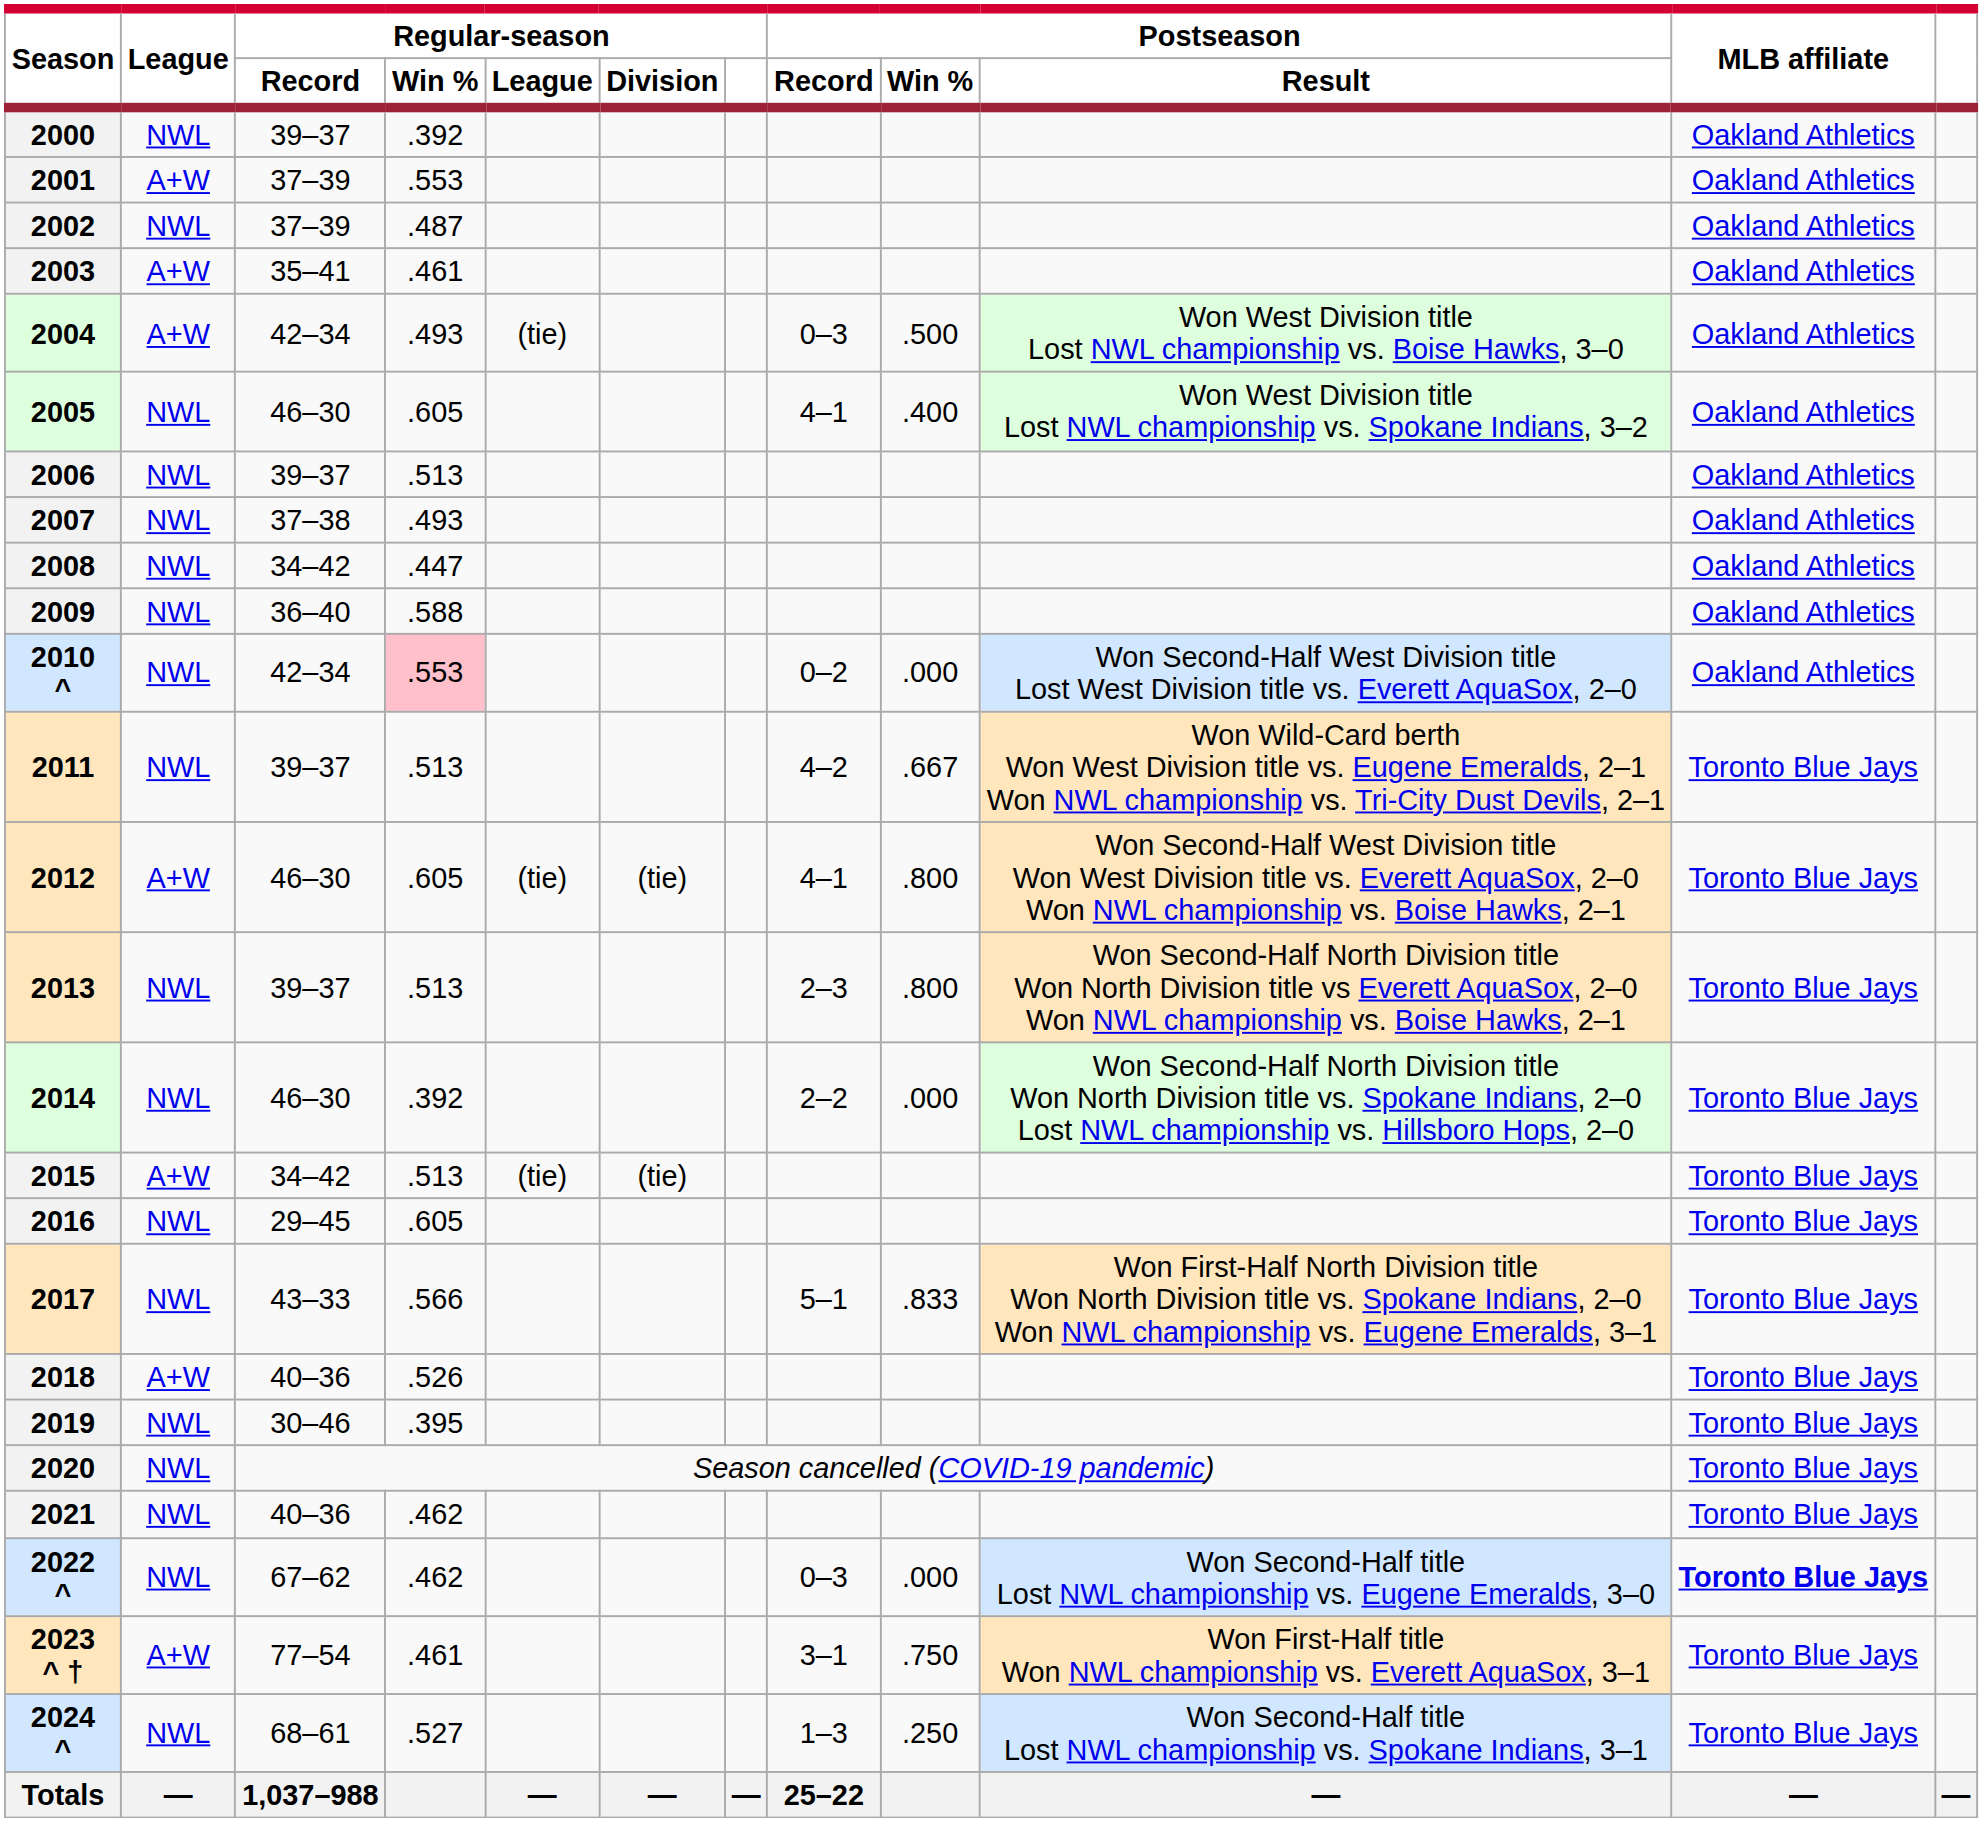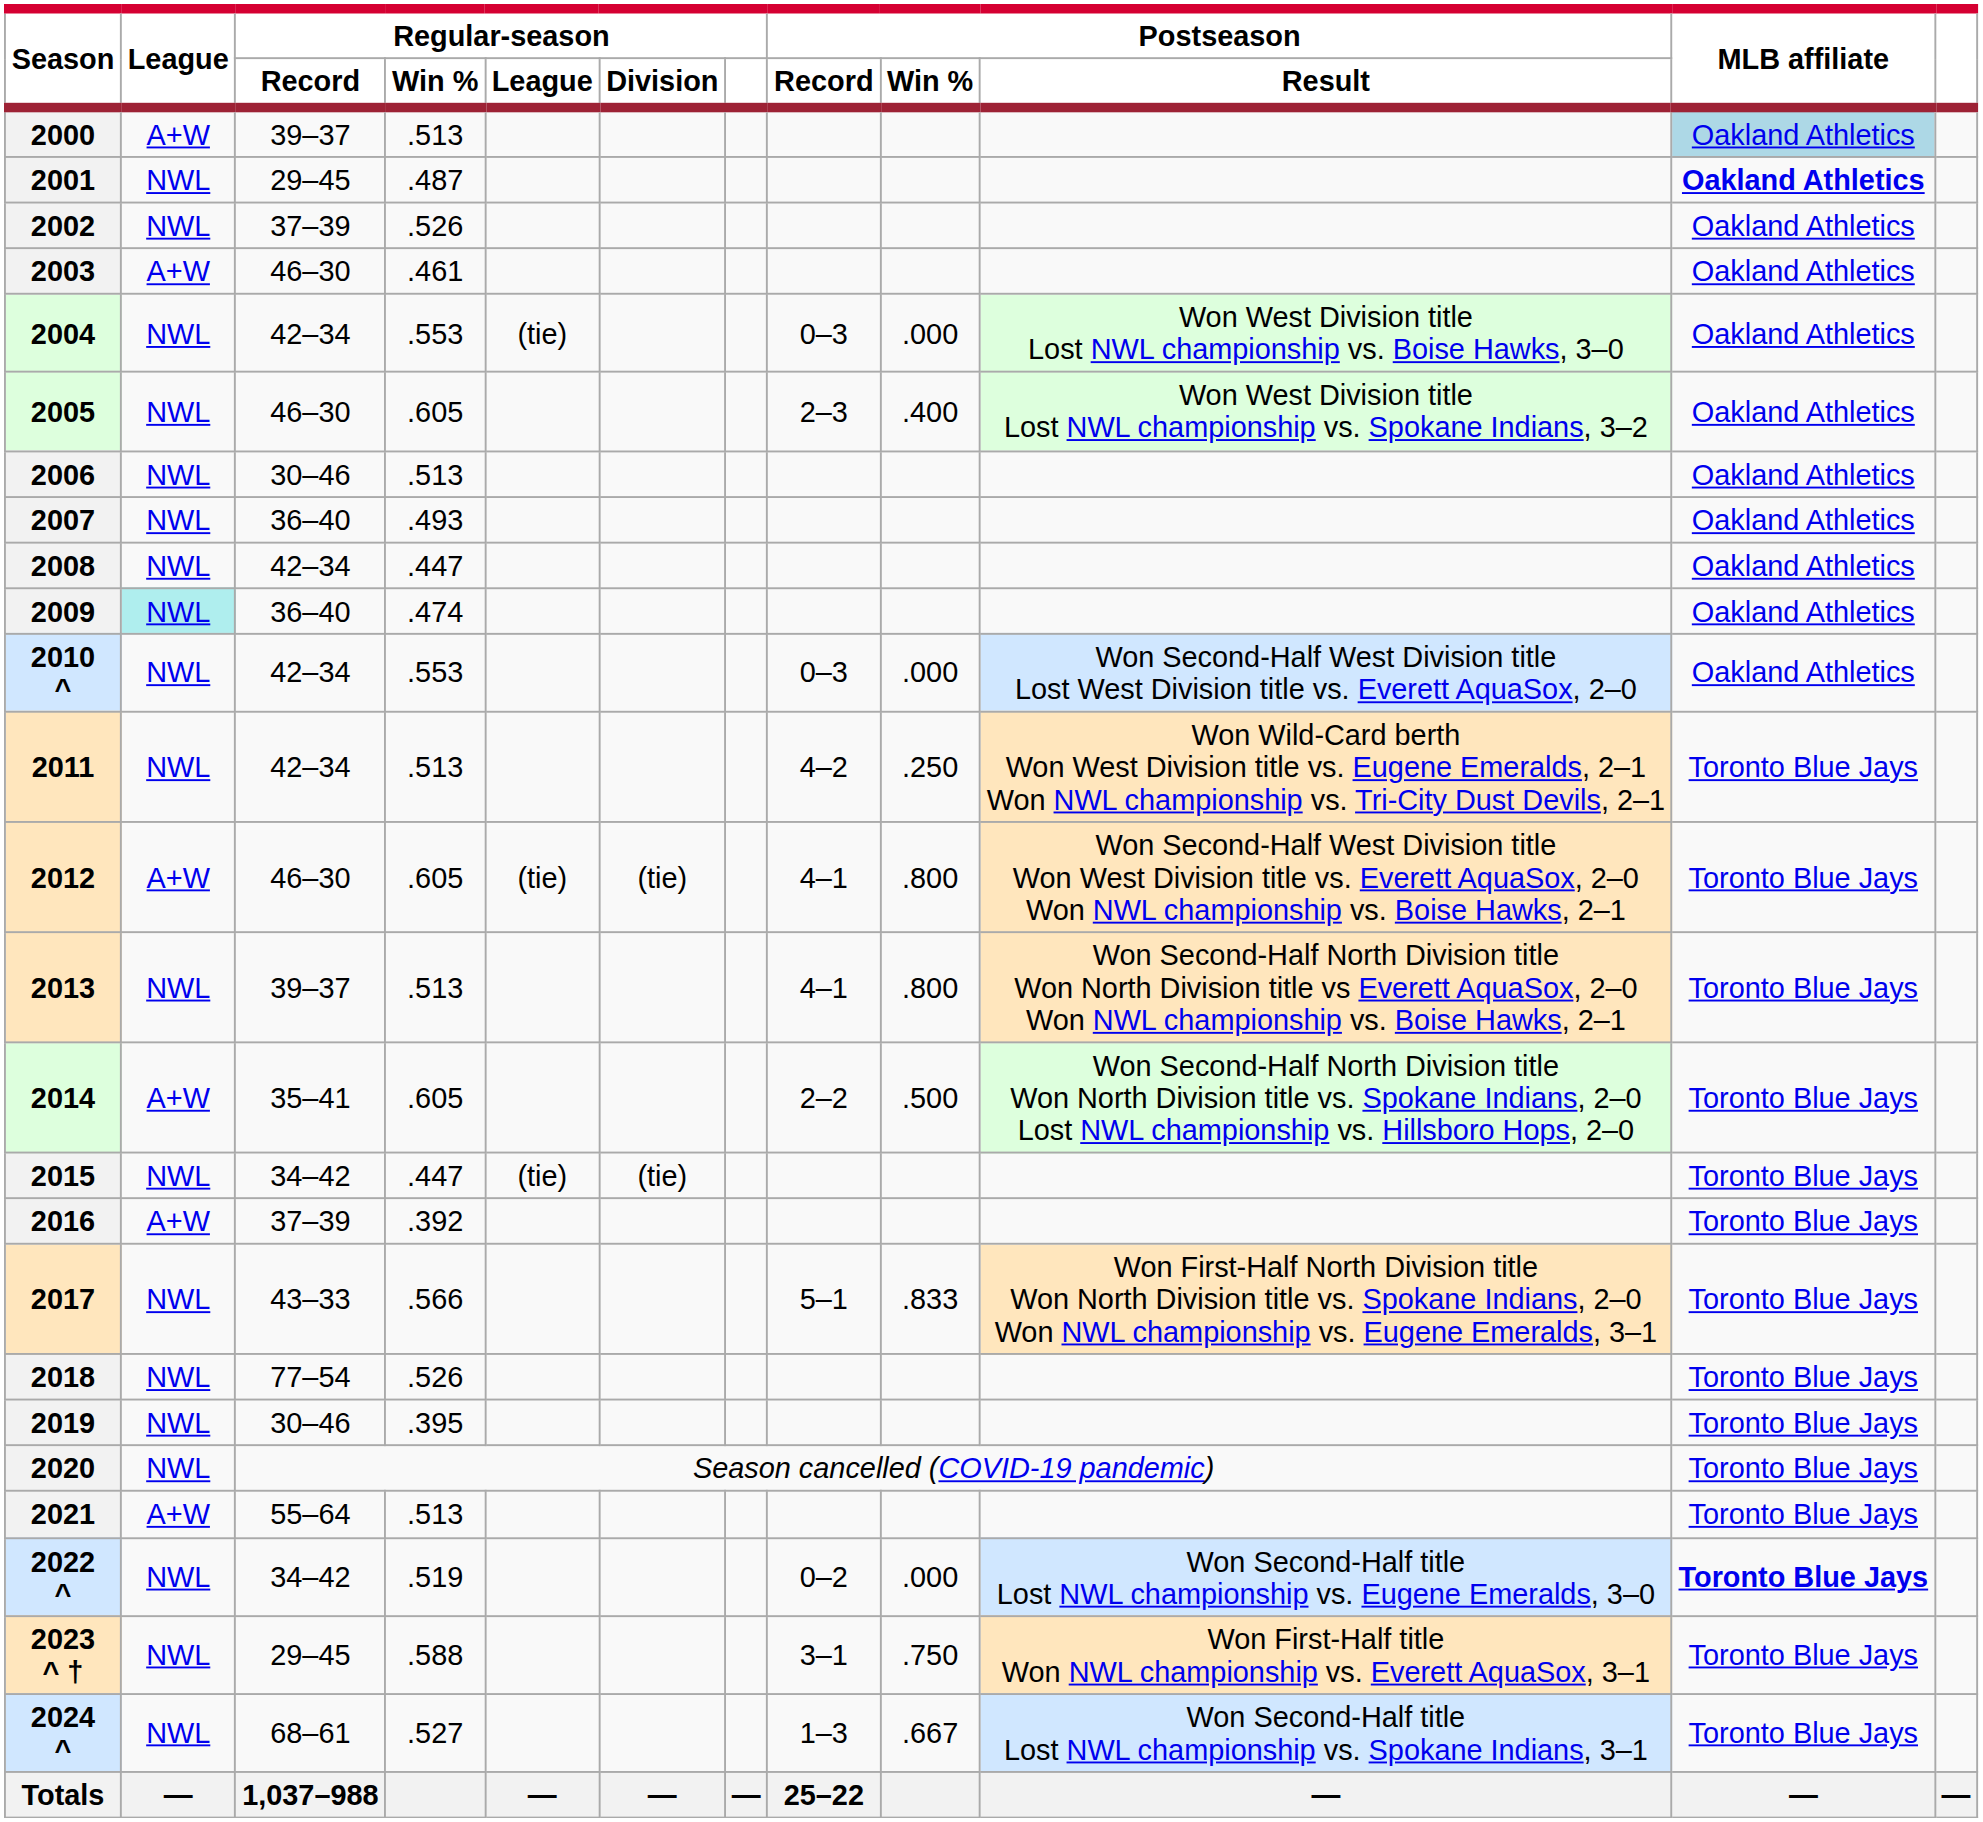(178, 135) NWL -> (178, 135) A+W
(435, 135) .392 -> (435, 135) .513
(1803, 135) no background -> (1803, 135) lightblue background
(178, 180) A+W -> (178, 180) NWL
(310, 180) 37–39 -> (310, 180) 29–45
(435, 180) .553 -> (435, 180) .487
(1803, 180) normal -> (1803, 180) bold
(435, 226) .487 -> (435, 226) .526
(310, 272) 35–41 -> (310, 272) 46–30
(178, 334) A+W -> (178, 334) NWL
(435, 334) .493 -> (435, 334) .553
(930, 334) .500 -> (930, 334) .000
(824, 412) 4–1 -> (824, 412) 2–3
(310, 474) 39–37 -> (310, 474) 30–46
(310, 519) 37–38 -> (310, 519) 36–40
(310, 565) 34–42 -> (310, 565) 42–34
(178, 611) no background -> (178, 611) paleturquoise background
(435, 611) .588 -> (435, 611) .474
(435, 673) pink background -> (435, 673) no background
(824, 673) 0–2 -> (824, 673) 0–3
(310, 767) 39–37 -> (310, 767) 42–34
(930, 767) .667 -> (930, 767) .250
(824, 987) 2–3 -> (824, 987) 4–1
(178, 1098) NWL -> (178, 1098) A+W
(310, 1098) 46–30 -> (310, 1098) 35–41
(435, 1098) .392 -> (435, 1098) .605
(930, 1098) .000 -> (930, 1098) .500
(178, 1176) A+W -> (178, 1176) NWL
(435, 1176) .513 -> (435, 1176) .447
(178, 1221) NWL -> (178, 1221) A+W
(310, 1221) 29–45 -> (310, 1221) 37–39
(435, 1221) .605 -> (435, 1221) .392
(178, 1377) A+W -> (178, 1377) NWL
(310, 1377) 40–36 -> (310, 1377) 77–54
(178, 1515) NWL -> (178, 1515) A+W
(310, 1515) 40–36 -> (310, 1515) 55–64
(435, 1515) .462 -> (435, 1515) .513
(310, 1576) 67–62 -> (310, 1576) 34–42
(435, 1576) .462 -> (435, 1576) .519
(824, 1576) 0–3 -> (824, 1576) 0–2
(178, 1655) A+W -> (178, 1655) NWL
(310, 1655) 77–54 -> (310, 1655) 29–45
(435, 1655) .461 -> (435, 1655) .588
(930, 1733) .250 -> (930, 1733) .667
